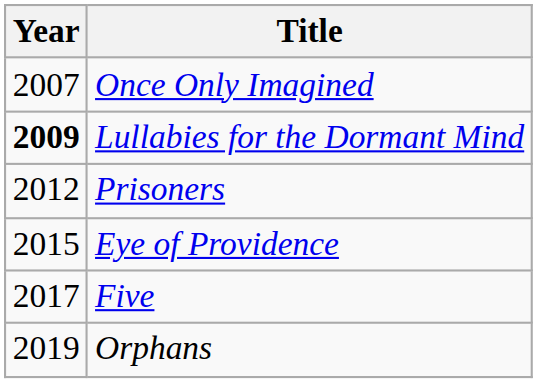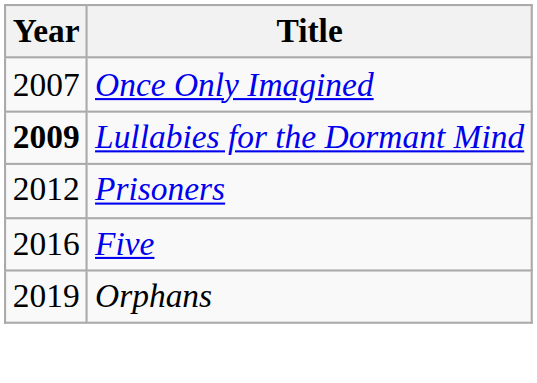- row: (217, 243)
(46, 296) 2017 -> (46, 243) 2016
